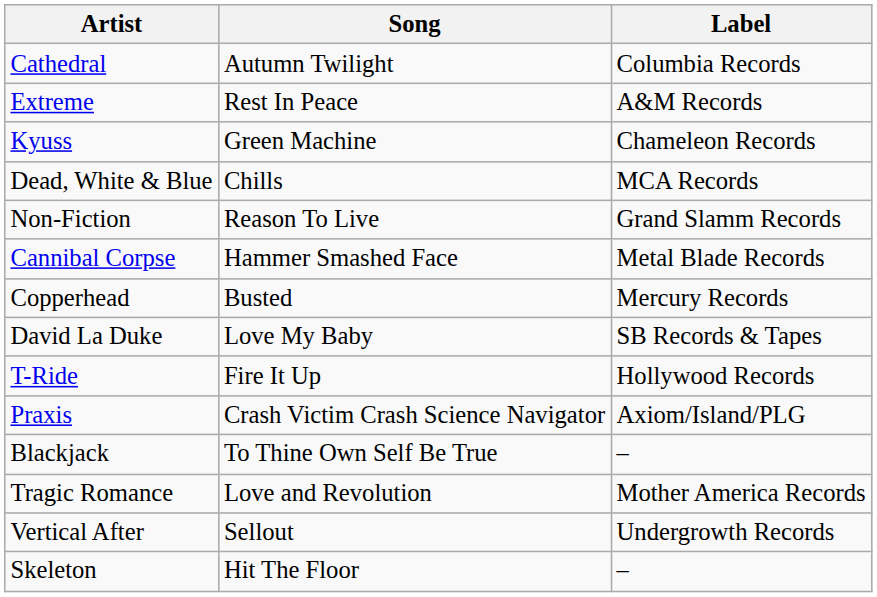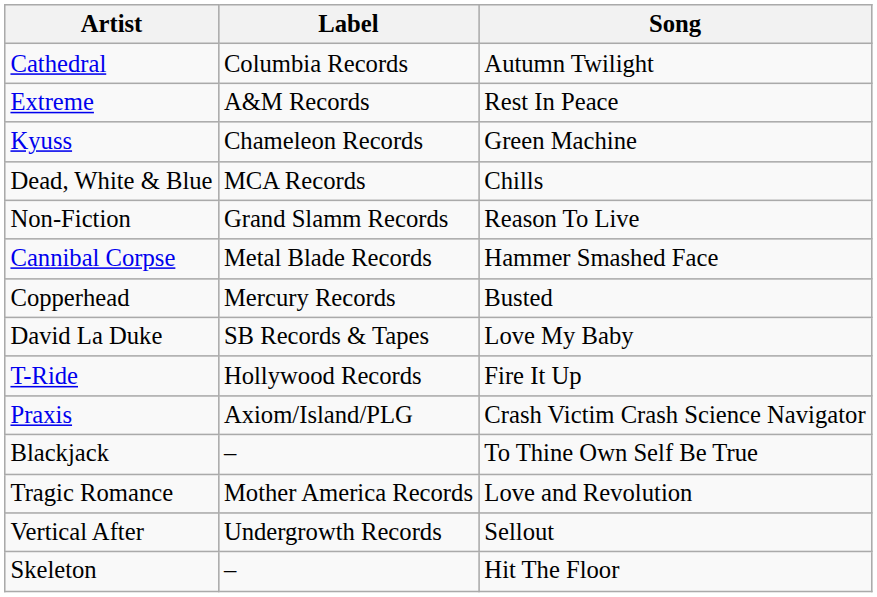columns swapped: (415, 24) <-> (741, 24)
